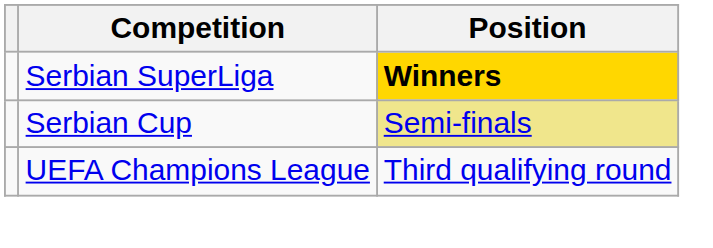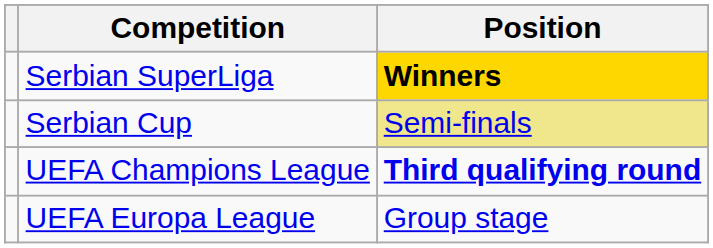(528, 170) normal -> (542, 170) bold
+ row: (170, 218)
